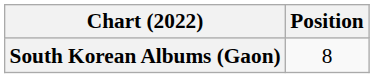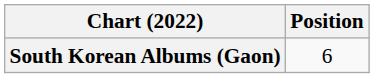(327, 55) 8 -> (327, 55) 6
